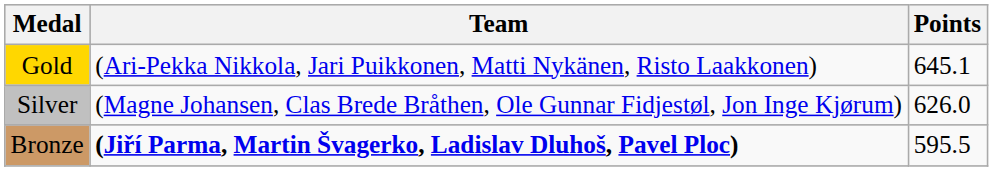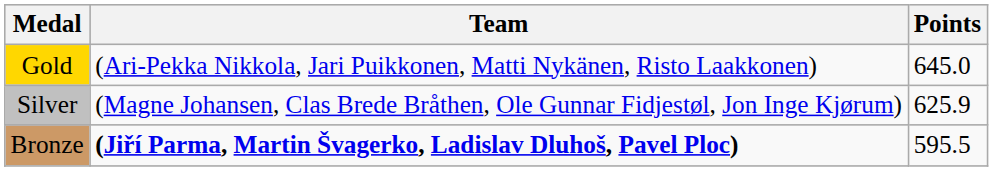(942, 64) 645.1 -> (942, 64) 645.0
(942, 104) 626.0 -> (942, 104) 625.9
